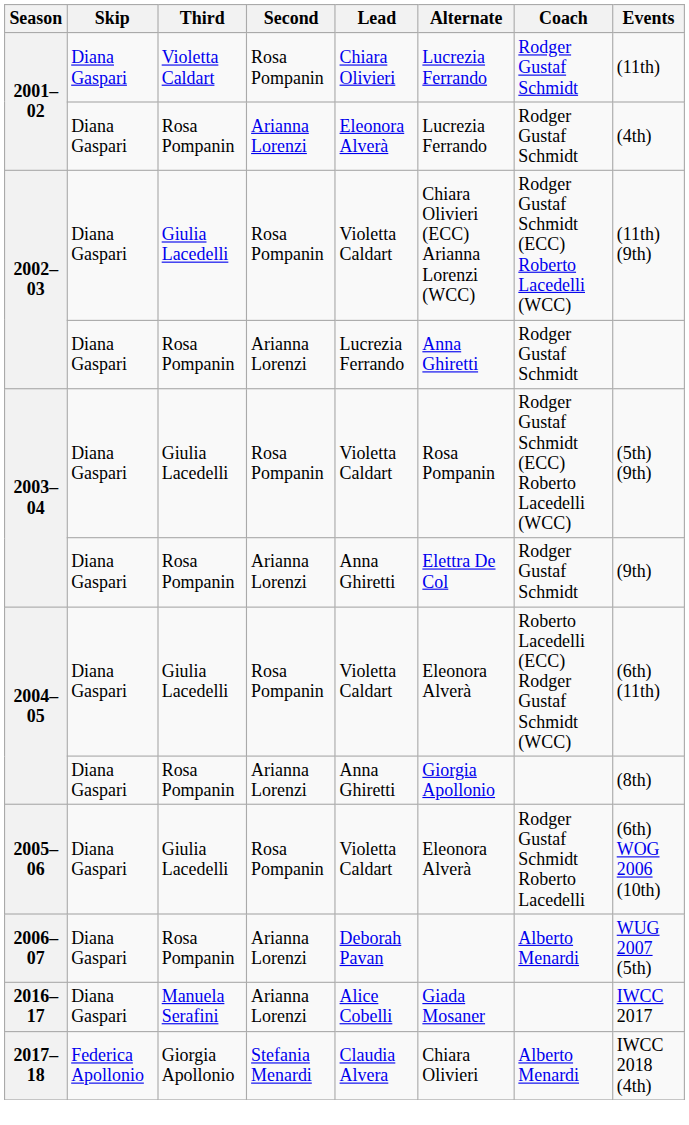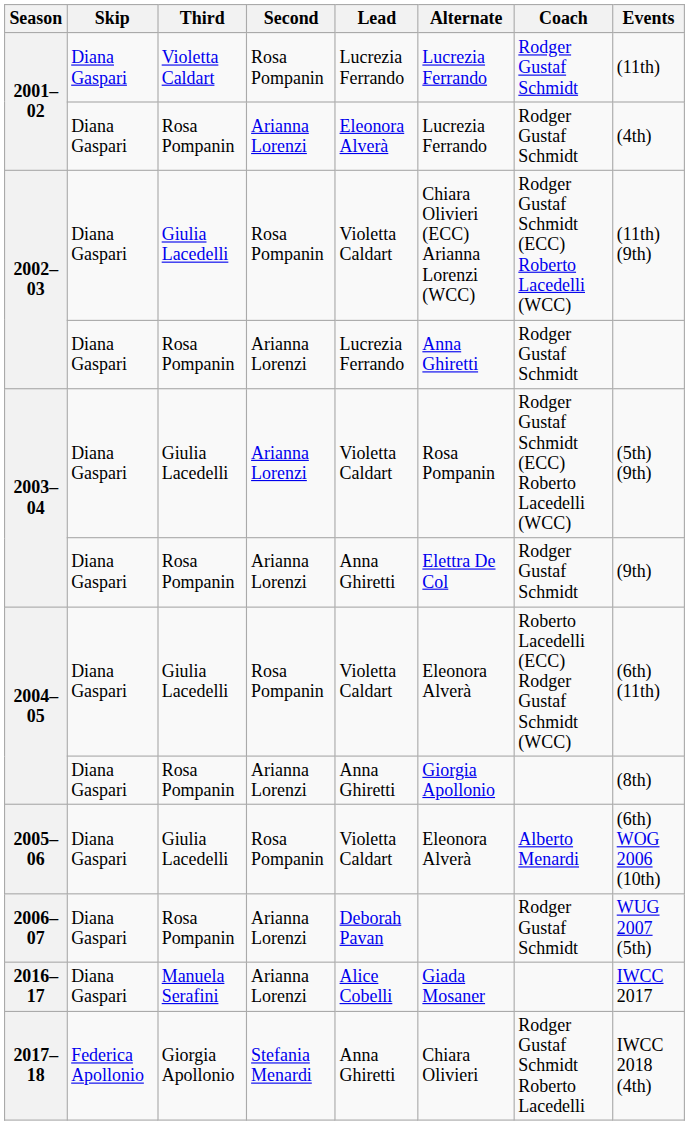(367, 67) Chiara Olivieri -> (372, 67) Lucrezia Ferrando
(287, 463) Rosa Pompanin -> (280, 463) Arianna Lorenzi
(552, 859) Rodger Gustaf Schmidt Roberto Lacedelli -> (549, 849) Alberto Menardi
(549, 948) Alberto Menardi -> (548, 927) Rodger Gustaf Schmidt
(367, 1065) Claudia Alvera -> (367, 1065) Anna Ghiretti
(549, 1065) Alberto Menardi -> (552, 1065) Rodger Gustaf Schmidt Roberto Lacedelli
